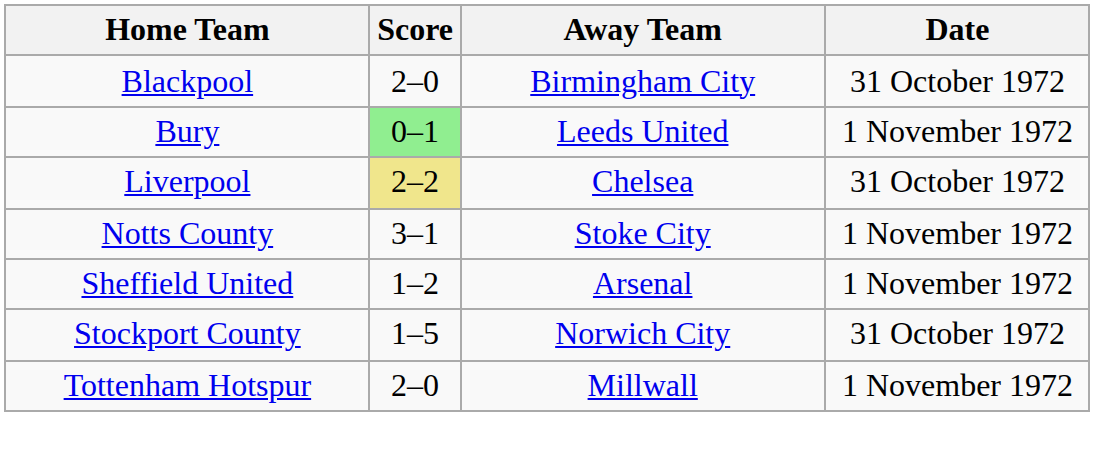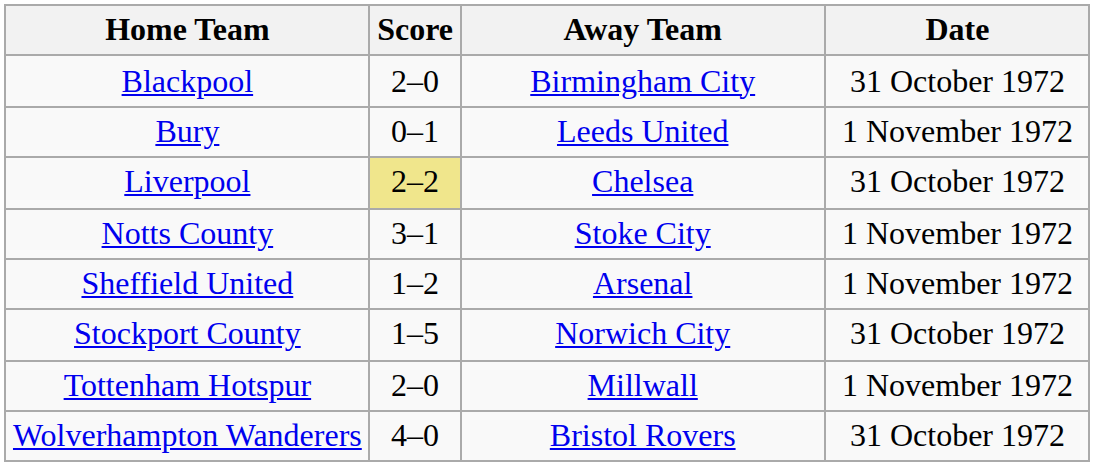(415, 131) lightgreen background -> (415, 131) no background
+ row: (187, 435)
